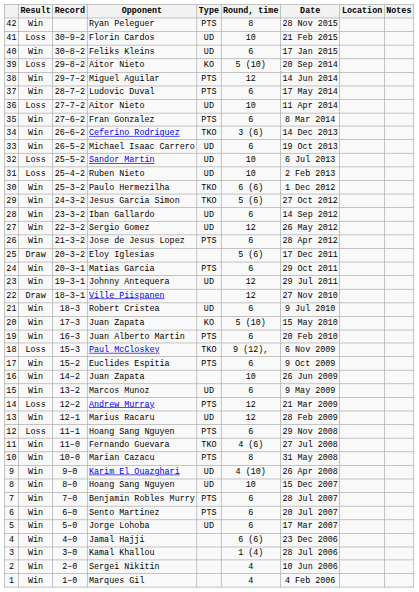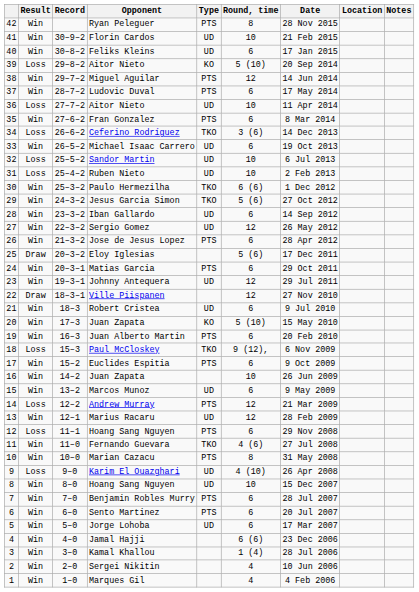(36, 39) Loss -> (36, 39) Win
(36, 133) Win -> (36, 133) Loss
(36, 472) Win -> (36, 472) Loss
